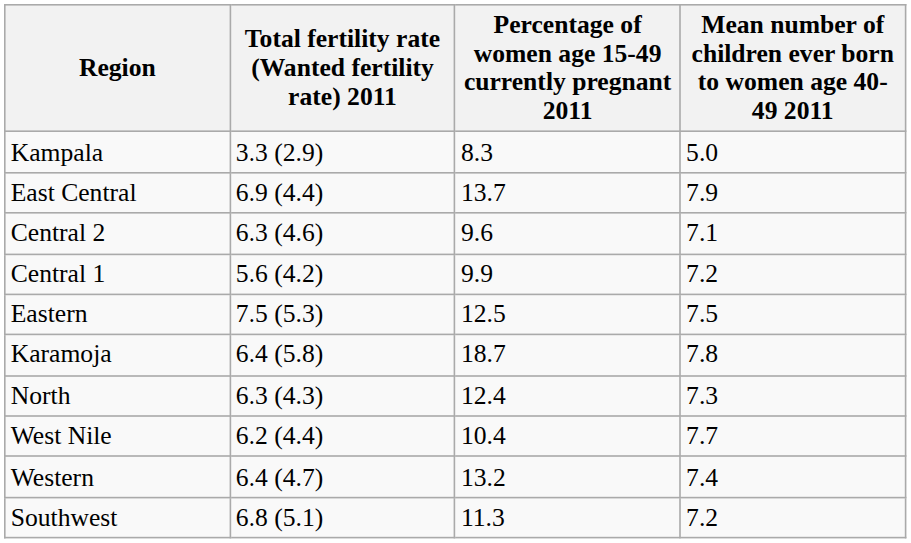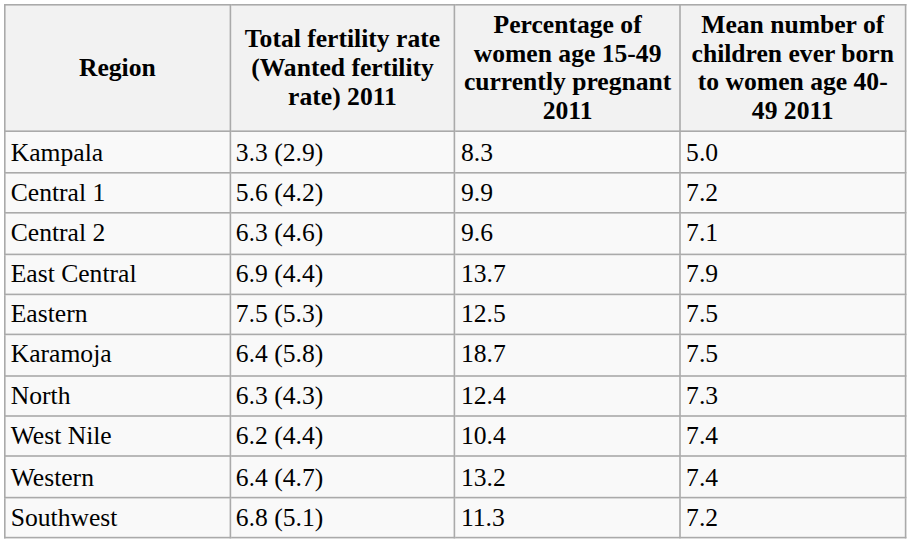rows swapped: (58, 273) <-> (74, 192)
(702, 354) 7.8 -> (702, 354) 7.5
(702, 436) 7.7 -> (702, 436) 7.4
